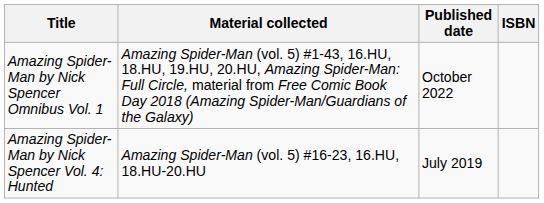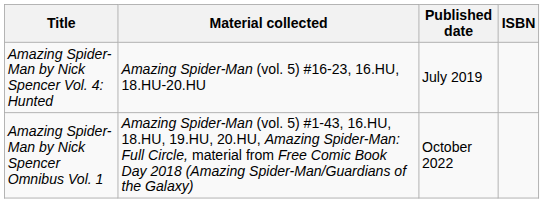rows swapped: (60, 163) <-> (60, 85)
